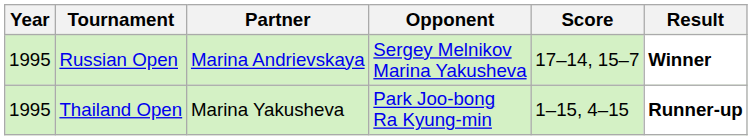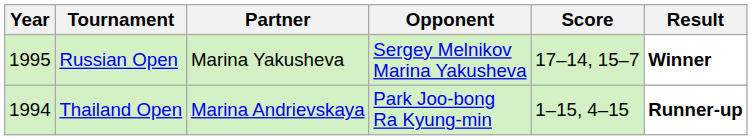(278, 60) Marina Andrievskaya -> (268, 60) Marina Yakusheva
(30, 110) 1995 -> (30, 110) 1994
(268, 110) Marina Yakusheva -> (278, 110) Marina Andrievskaya
